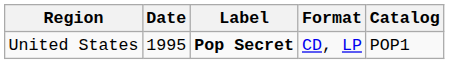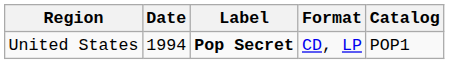(166, 45) 1995 -> (166, 45) 1994
